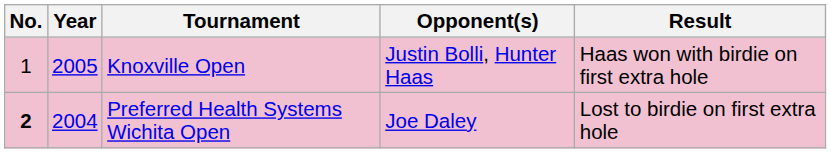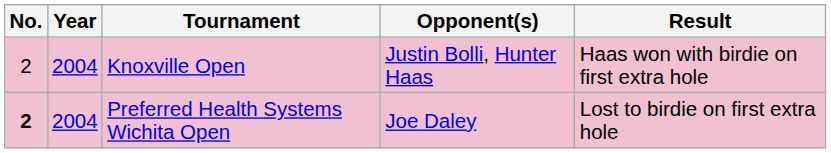(26, 65) 1 -> (26, 65) 2
(75, 65) 2005 -> (75, 65) 2004
